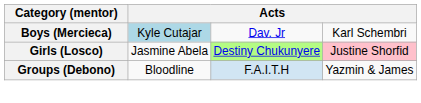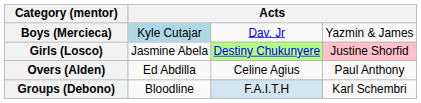(369, 32) Karl Schembri -> (369, 32) Yazmin & James
+ row: (66, 70)
(369, 70) Yazmin & James -> (369, 88) Karl Schembri
